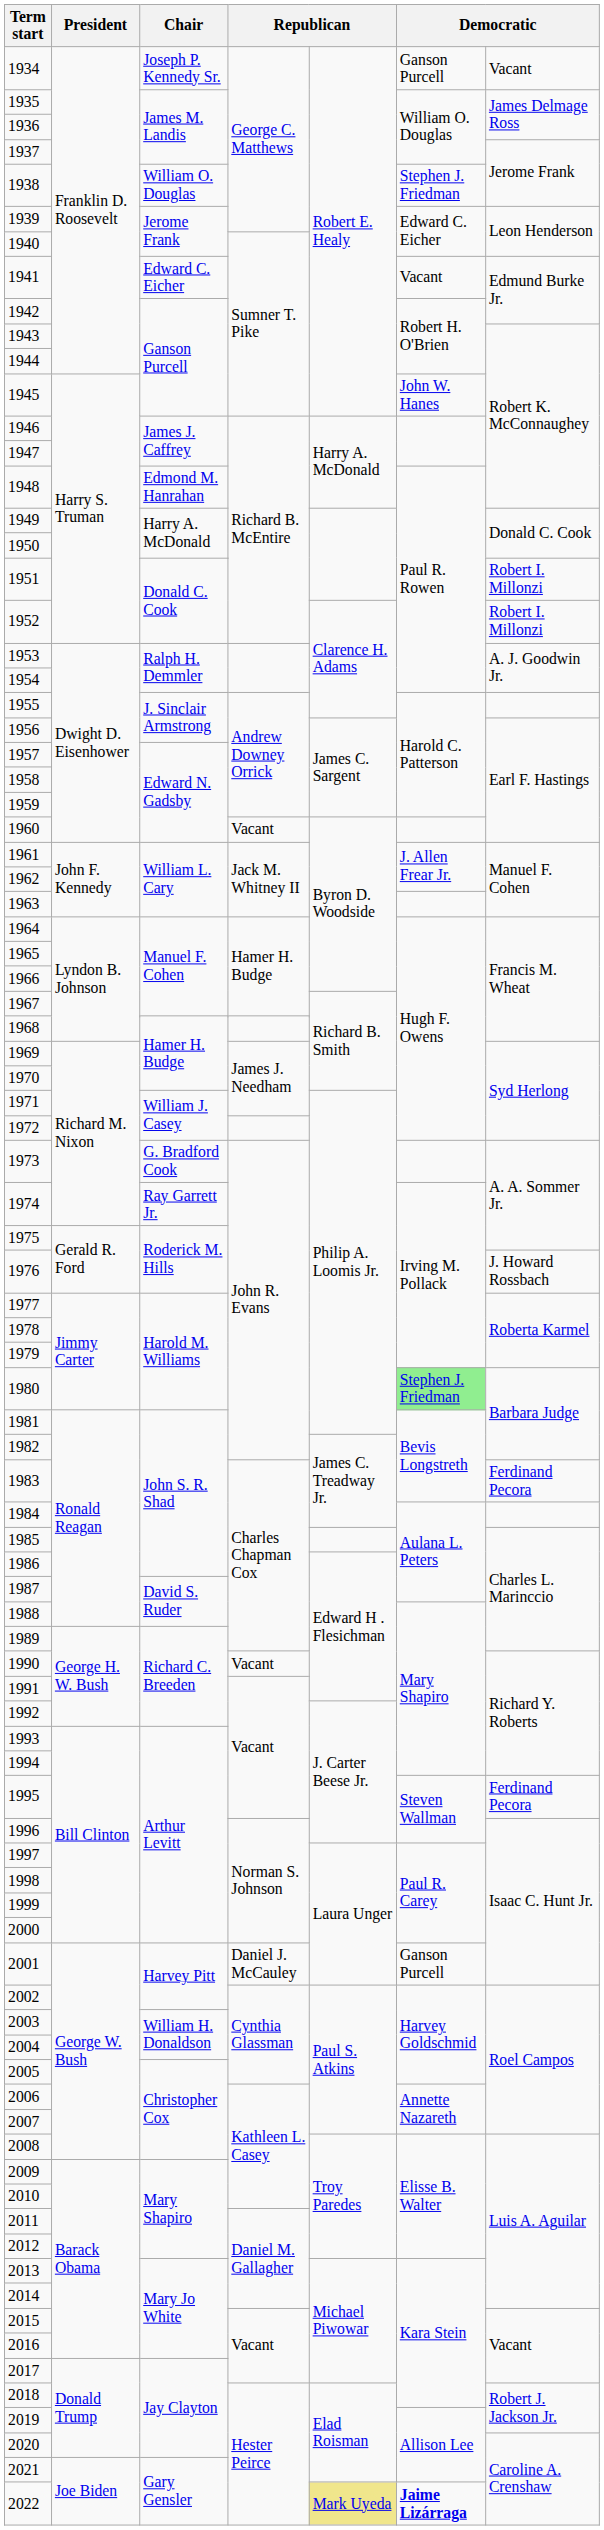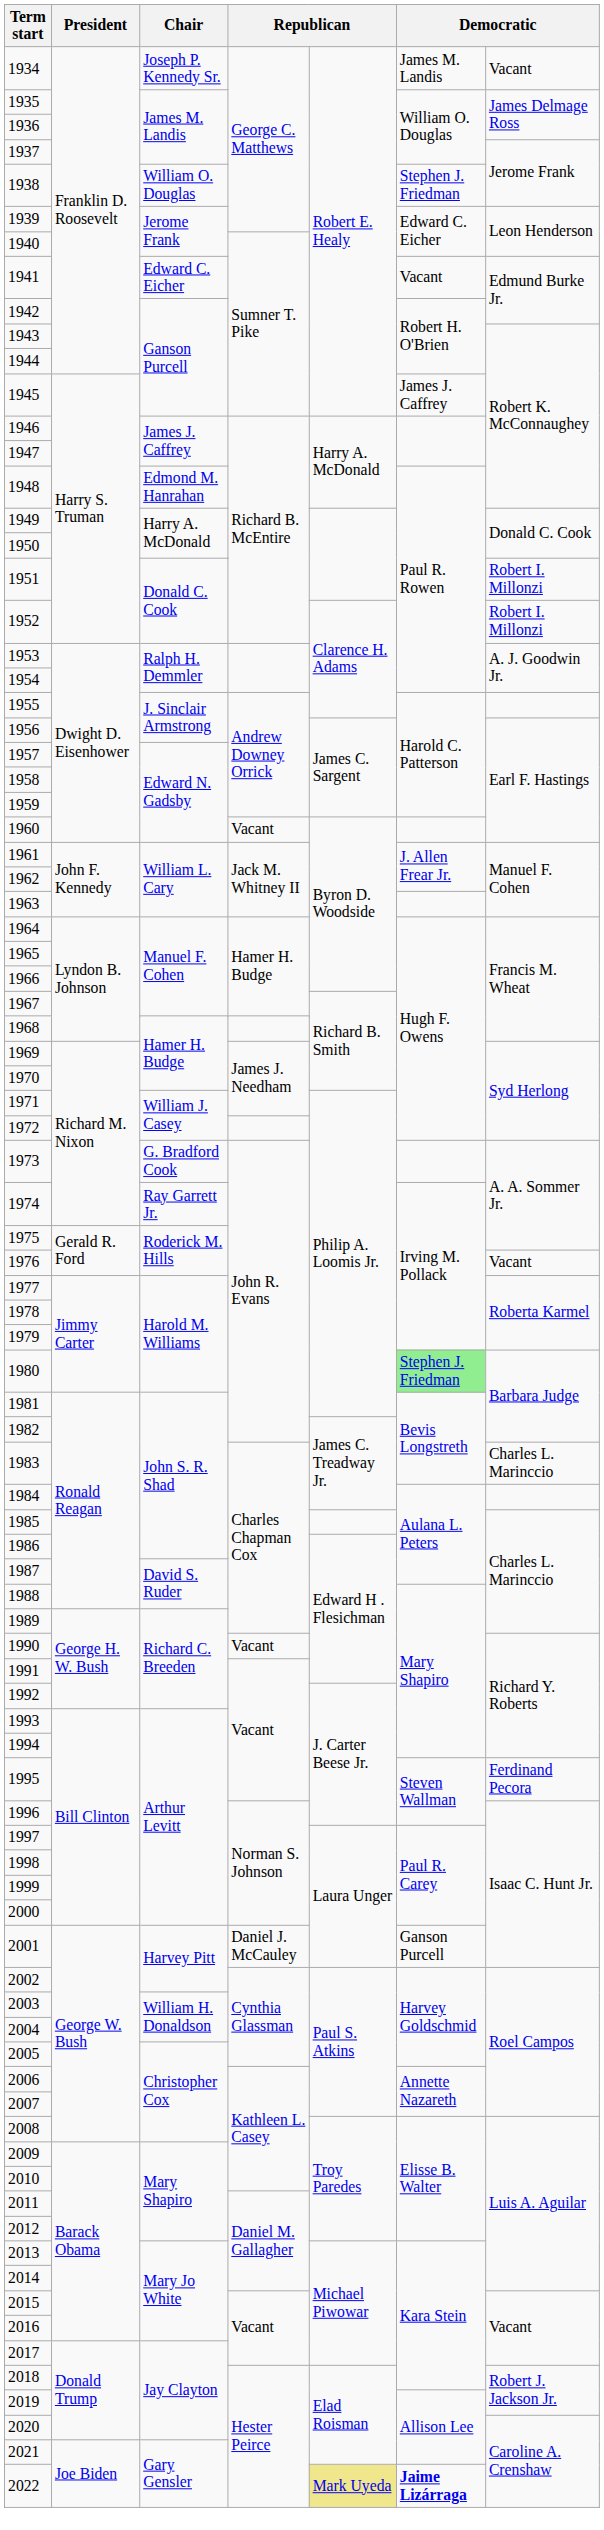(424, 68) Ganson Purcell -> (430, 68) James M. Landis
(425, 394) John W. Hanes -> (426, 394) James J. Caffrey
(521, 1271) J. Howard Rossbach -> (510, 1262) Vacant
(521, 1480) Ferdinand Pecora -> (522, 1463) Charles L. Marinccio
